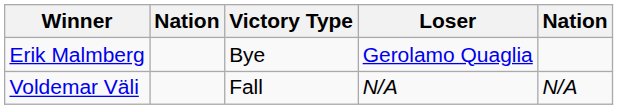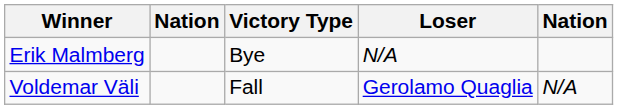(448, 54) Gerolamo Quaglia -> (380, 54) N/A
(380, 87) N/A -> (448, 87) Gerolamo Quaglia
